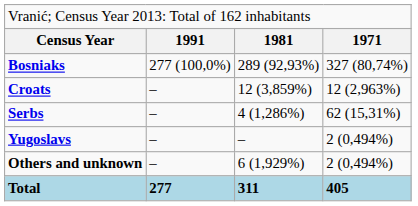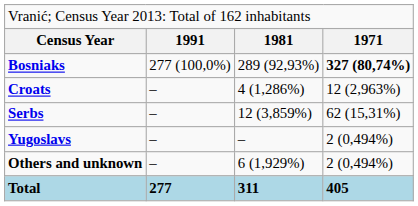(367, 65) normal -> (368, 65) bold
(275, 89) 12 (3,859%) -> (271, 89) 4 (1,286%)
(271, 114) 4 (1,286%) -> (275, 114) 12 (3,859%)
